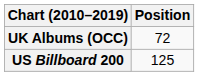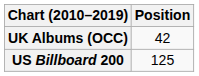(162, 37) 72 -> (162, 37) 42
